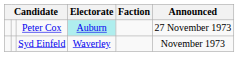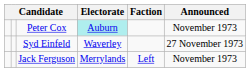(193, 28) 27 November 1973 -> (205, 28) November 1973
(193, 43) November 1973 -> (205, 43) 27 November 1973
+ row: (47, 59)
